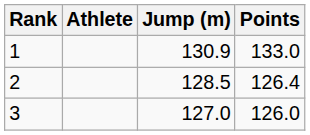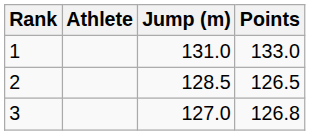(206, 51) 130.9 -> (206, 51) 131.0
(275, 82) 126.4 -> (275, 82) 126.5
(275, 113) 126.0 -> (275, 113) 126.8
